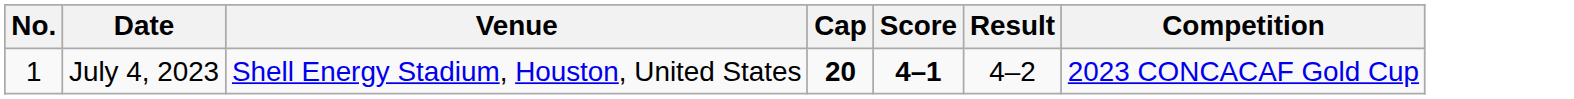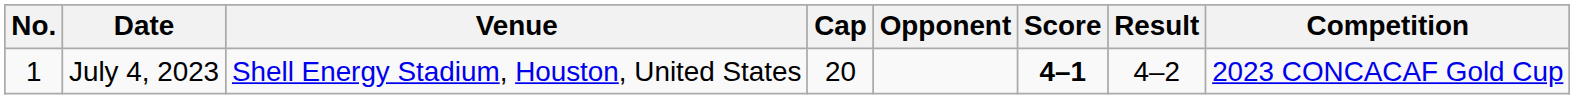+ column: (945, 26)
(841, 70) bold -> (841, 70) normal
